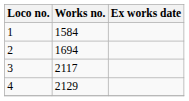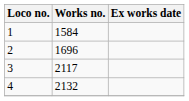(66, 50) 1694 -> (66, 50) 1696
(66, 86) 2129 -> (66, 86) 2132
